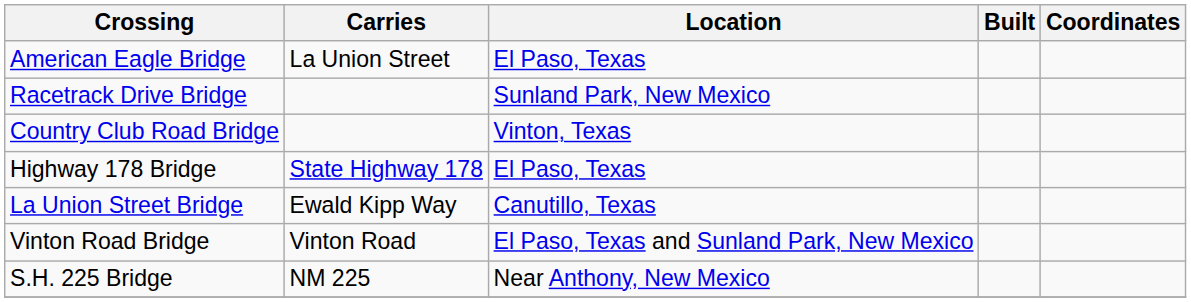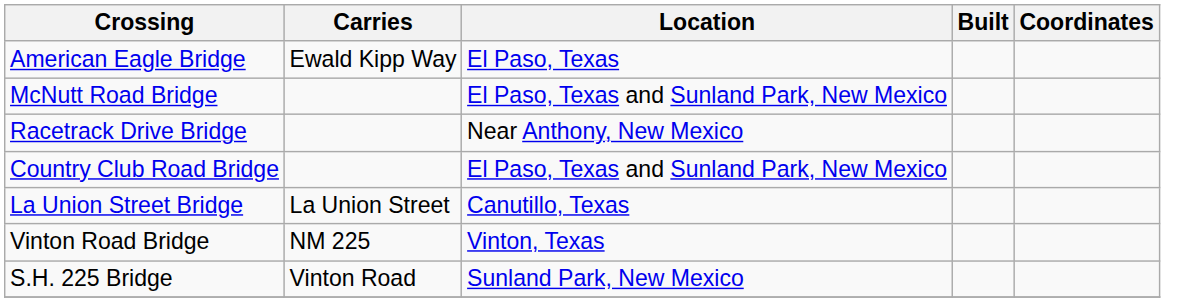(370, 59) La Union Street -> (373, 59) Ewald Kipp Way
+ row: (114, 95)
(632, 95) Sunland Park, New Mexico -> (605, 132) Near Anthony, New Mexico
(562, 132) Vinton, Texas -> (707, 168) El Paso, Texas and Sunland Park, New Mexico
- row: (113, 168)
(373, 205) Ewald Kipp Way -> (370, 205) La Union Street
(353, 242) Vinton Road -> (330, 242) NM 225
(734, 242) El Paso, Texas and Sunland Park, New Mexico -> (536, 242) Vinton, Texas
(330, 278) NM 225 -> (353, 278) Vinton Road
(632, 278) Near Anthony, New Mexico -> (605, 278) Sunland Park, New Mexico
